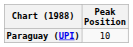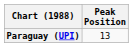(105, 36) 10 -> (105, 36) 13
